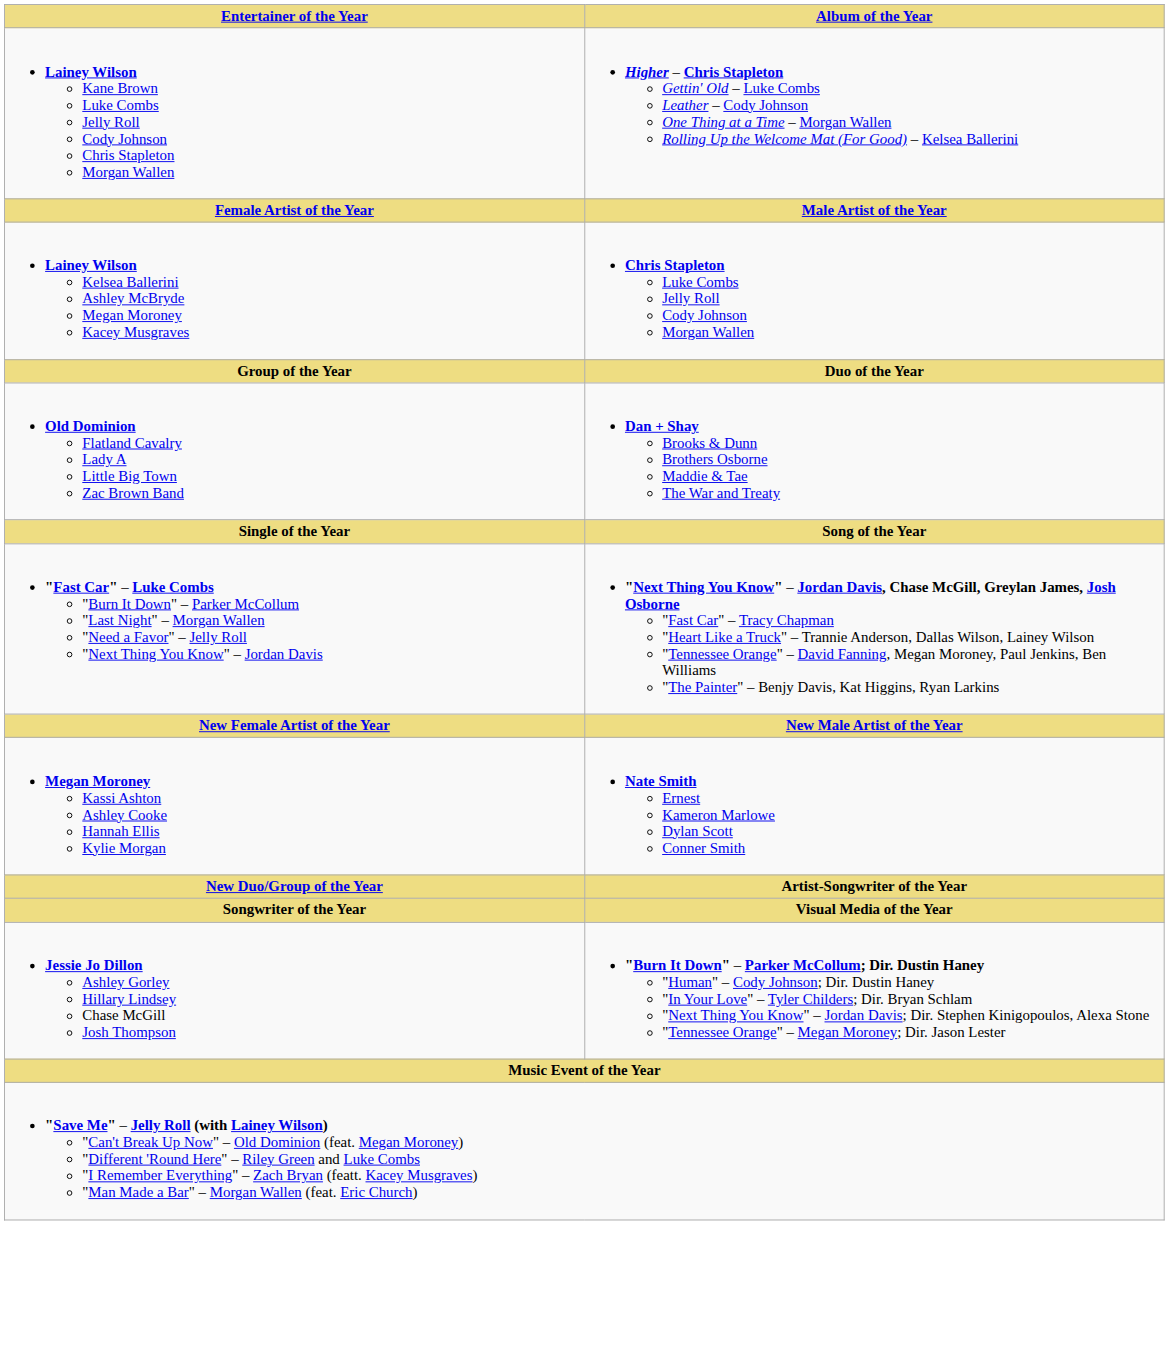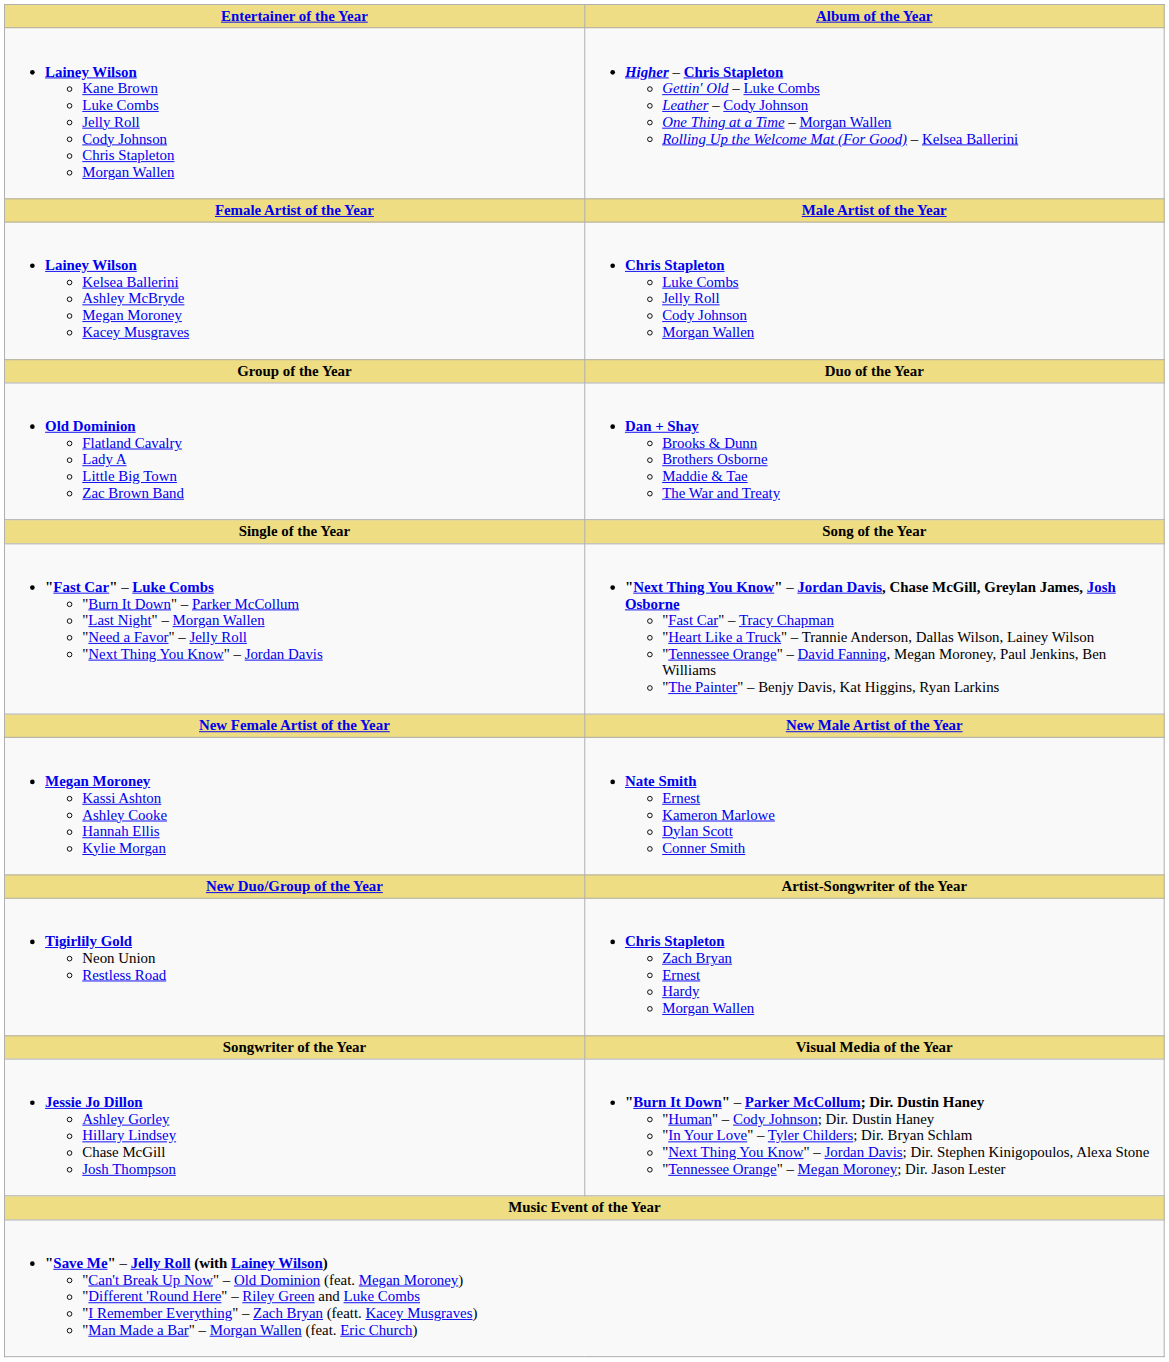+ row: (294, 958)
